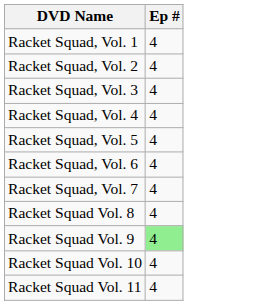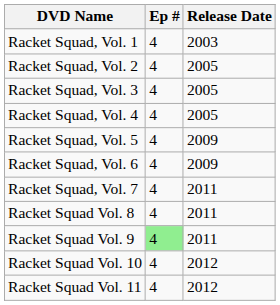+ column: (229, 16)
